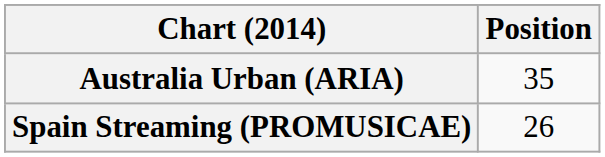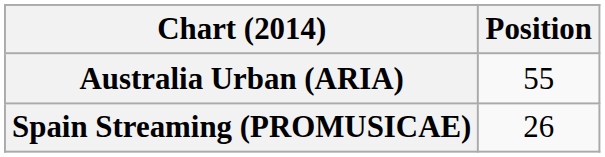(539, 77) 35 -> (539, 77) 55
